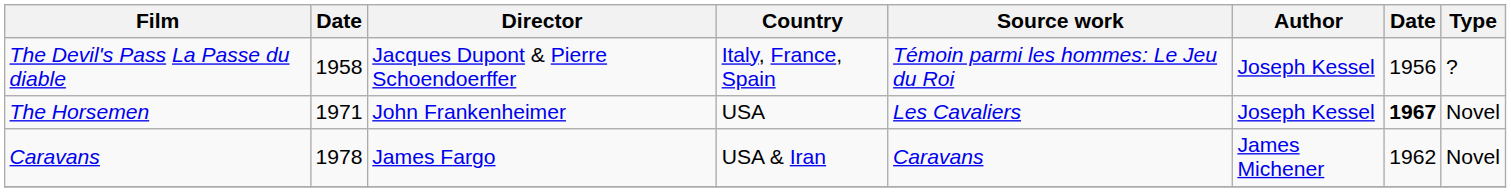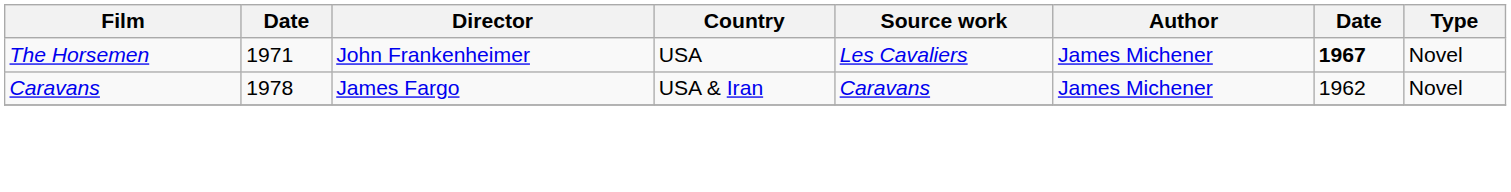- row: (149, 66)
(1306, 111) Joseph Kessel -> (1135, 54) James Michener
